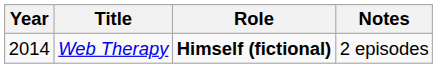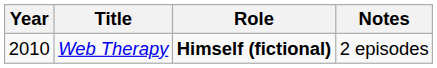(29, 48) 2014 -> (29, 48) 2010
